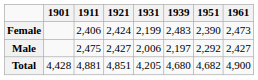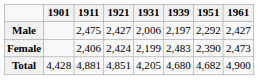rows swapped: (24, 48) <-> (24, 30)
